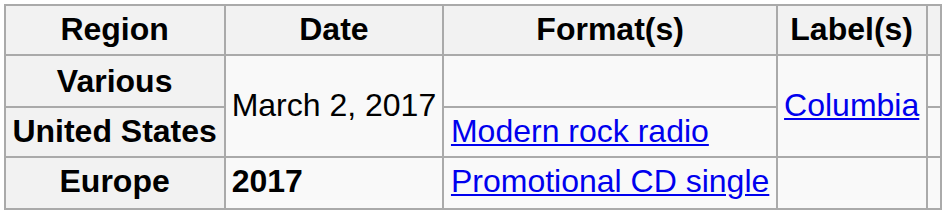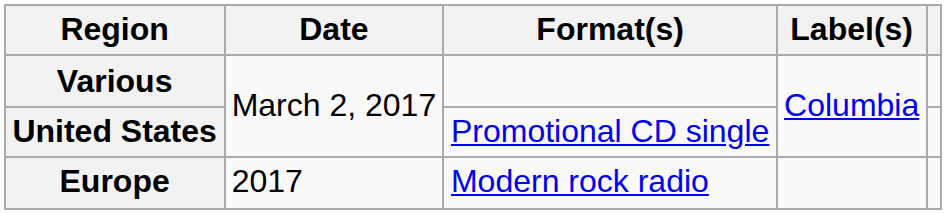(580, 131) Modern rock radio -> (610, 131) Promotional CD single
(267, 182) bold -> (267, 182) normal
(610, 182) Promotional CD single -> (580, 182) Modern rock radio
